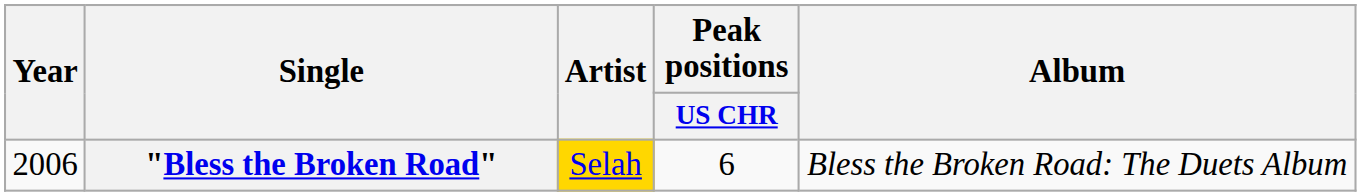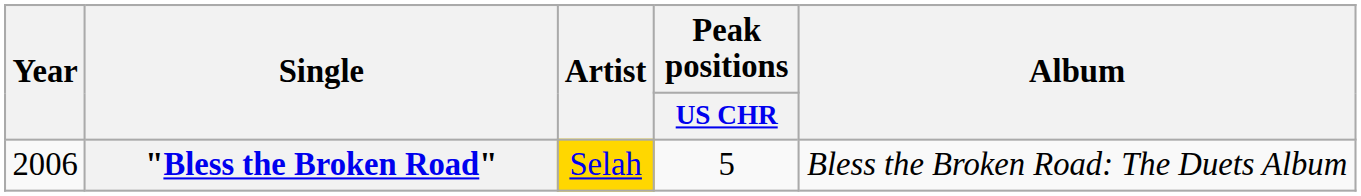(727, 164) 6 -> (727, 164) 5
